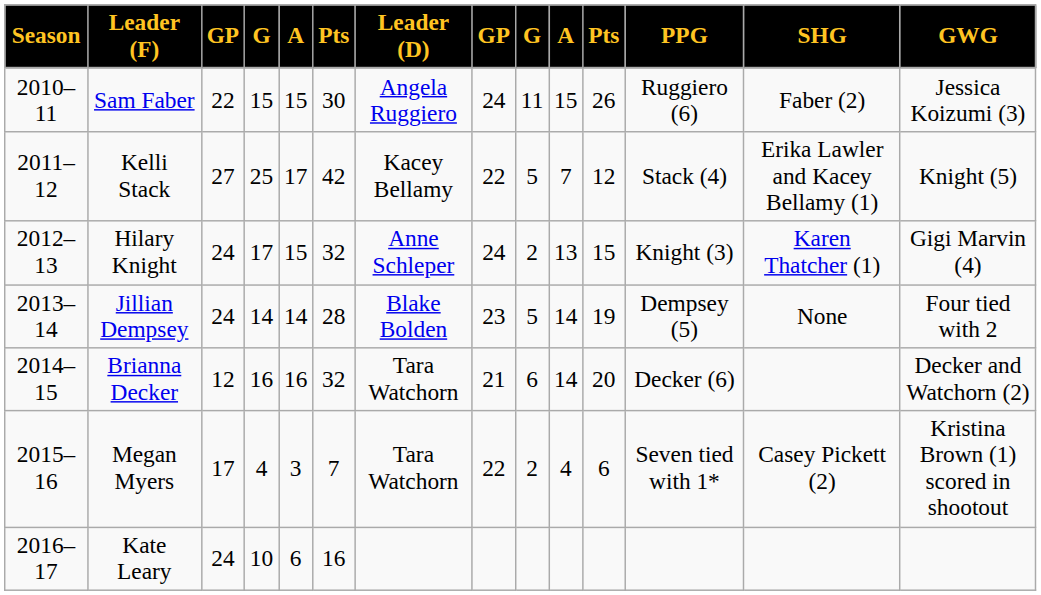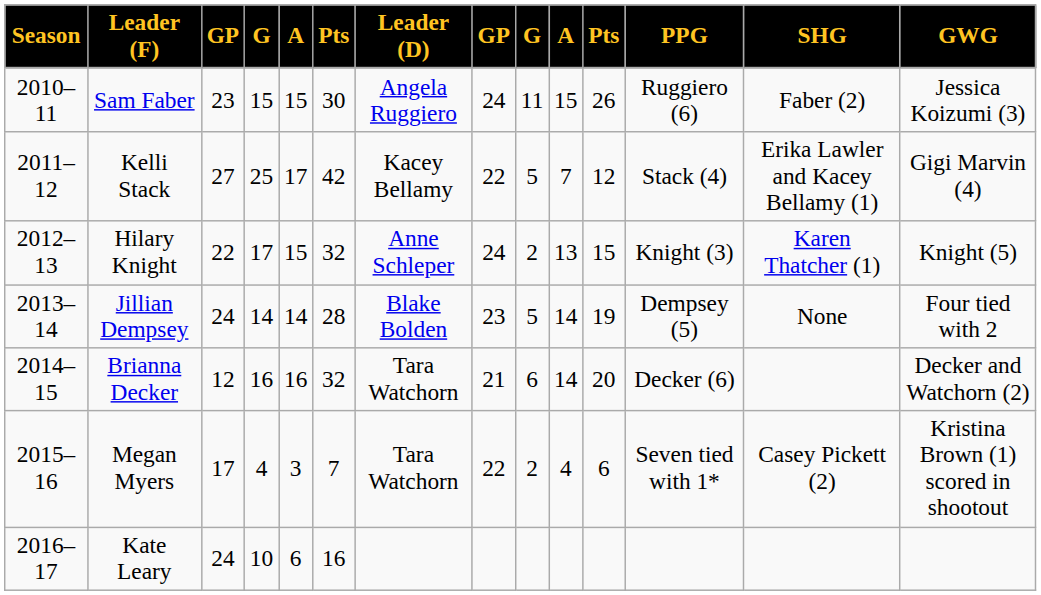(223, 99) 22 -> (223, 99) 23
(968, 175) Knight (5) -> (968, 175) Gigi Marvin (4)
(223, 252) 24 -> (223, 252) 22
(968, 252) Gigi Marvin (4) -> (968, 252) Knight (5)
